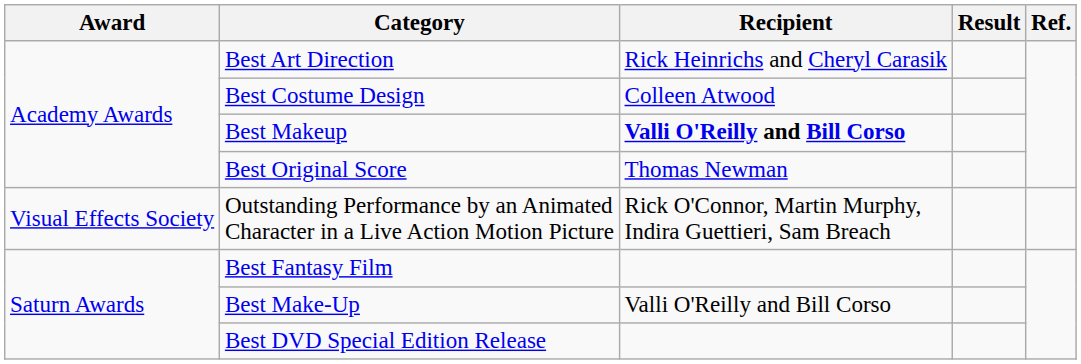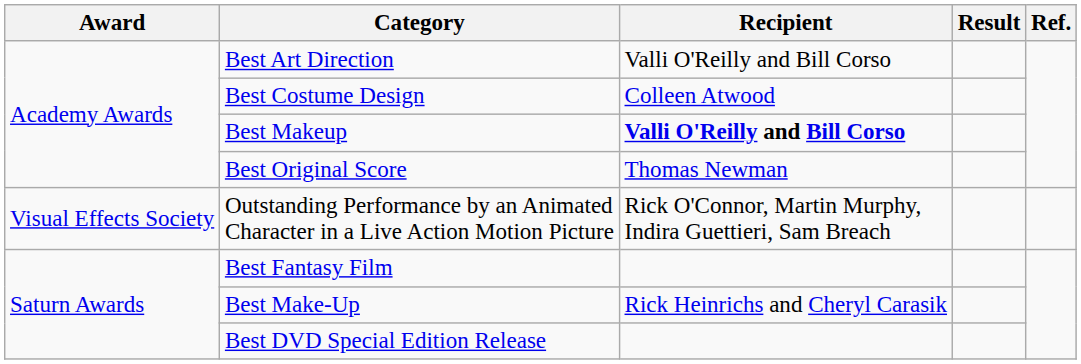(786, 59) Rick Heinrichs and Cheryl Carasik -> (758, 59) Valli O'Reilly and Bill Corso
(758, 304) Valli O'Reilly and Bill Corso -> (786, 304) Rick Heinrichs and Cheryl Carasik
